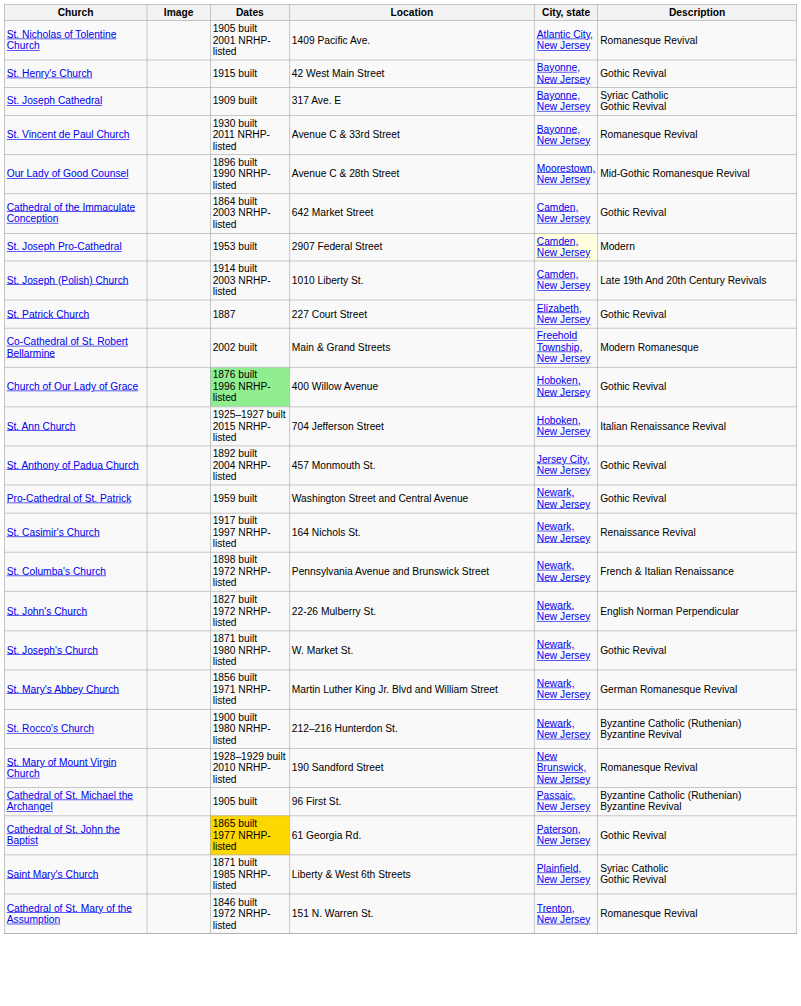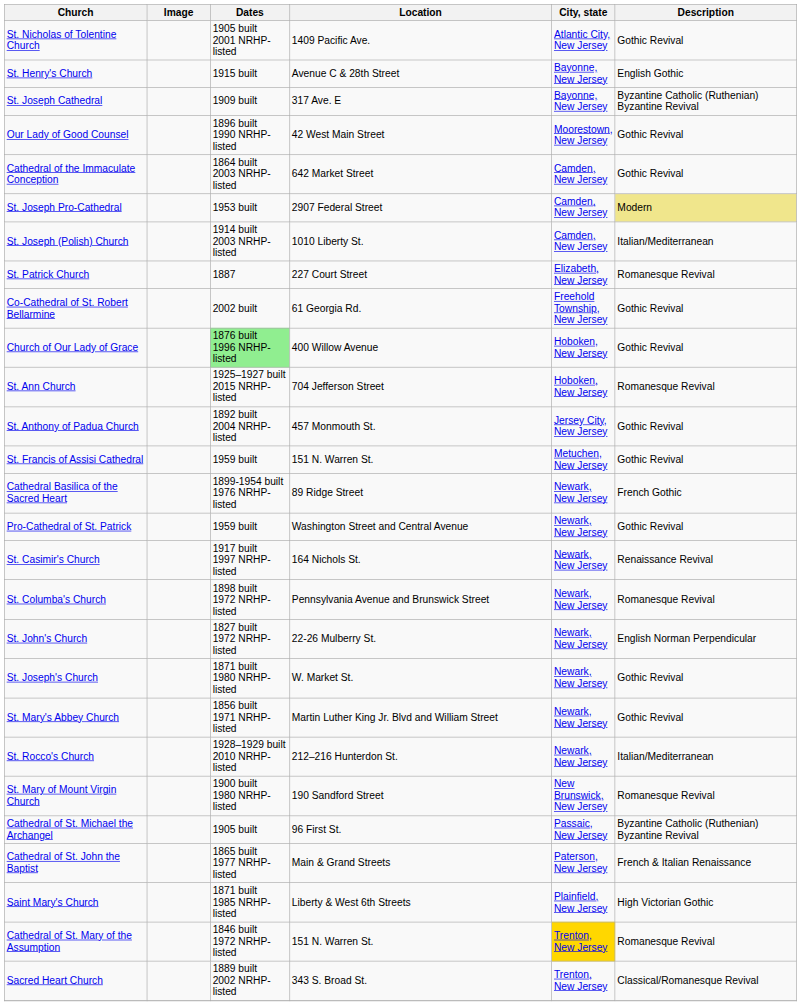(649, 40) Romanesque Revival -> (650, 40) Gothic Revival
(338, 73) 42 West Main Street -> (346, 73) Avenue C & 28th Street
(633, 73) Gothic Revival -> (650, 73) English Gothic
(634, 101) Syriac Catholic Gothic Revival -> (688, 101) Byzantine Catholic (Ruthenian) Byzantine Revival
- row: (68, 135)
(346, 174) Avenue C & 28th Street -> (338, 135) 42 West Main Street
(675, 174) Mid-Gothic Romanesque Revival -> (650, 135) Gothic Revival
(564, 247) lightyellow background -> (581, 207) no background
(618, 247) no background -> (635, 207) khaki background
(683, 280) Late 19th And 20th Century Revivals -> (665, 241) Italian/Mediterranean
(633, 314) Gothic Revival -> (666, 275) Romanesque Revival
(341, 347) Main & Grand Streets -> (327, 308) 61 Georgia Rd.
(649, 347) Modern Romanesque -> (650, 308) Gothic Revival
(663, 426) Italian Renaissance Revival -> (666, 387) Romanesque Revival
+ row: (75, 459)
+ row: (62, 493)
(667, 571) French & Italian Renaissance -> (666, 599) Romanesque Revival
(669, 689) German Romanesque Revival -> (650, 717) Gothic Revival
(242, 729) 1900 built 1980 NRHP-listed -> (249, 756) 1928–1929 built 2010 NRHP-listed
(671, 729) Byzantine Catholic (Ruthenian) Byzantine Revival -> (665, 756) Italian/Mediterranean
(249, 768) 1928–1929 built 2010 NRHP-listed -> (242, 796) 1900 built 1980 NRHP-listed
(242, 835) gold background -> (242, 863) no background
(327, 835) 61 Georgia Rd. -> (341, 863) Main & Grand Streets
(633, 835) Gothic Revival -> (684, 863) French & Italian Renaissance
(634, 874) Syriac Catholic Gothic Revival -> (665, 902) High Victorian Gothic
(564, 913) no background -> (581, 941) gold background
+ row: (55, 981)
